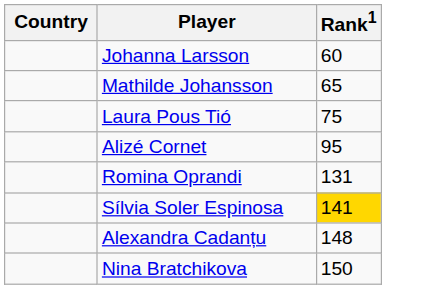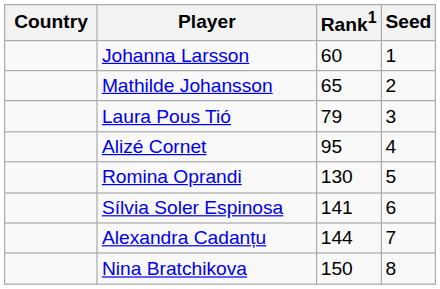+ column: (408, 22)
(331, 116) 75 -> (331, 116) 79
(337, 177) 131 -> (337, 177) 130
(337, 207) gold background -> (337, 207) no background
(337, 238) 148 -> (337, 238) 144
